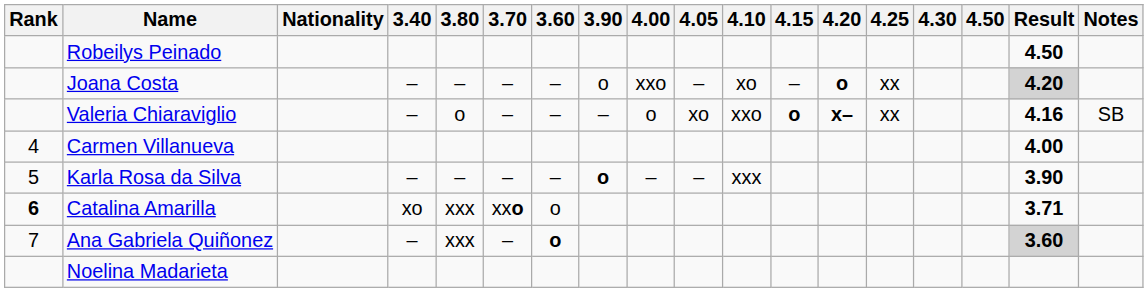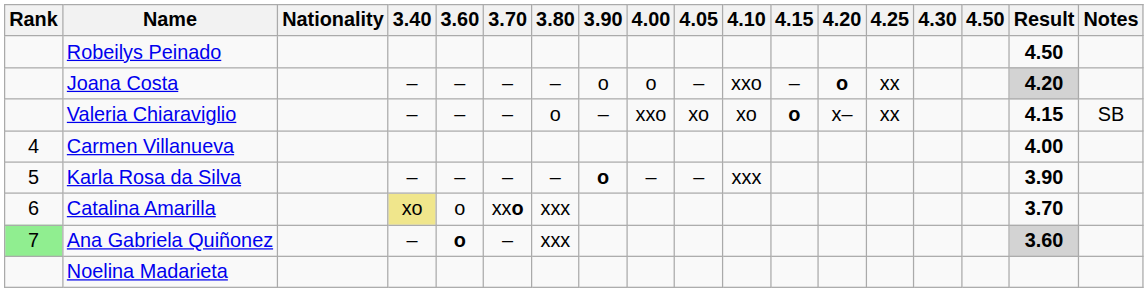columns swapped: (555, 20) <-> (460, 20)
(651, 83) xxo -> (651, 83) o
(746, 83) xo -> (746, 83) xxo
(651, 114) o -> (651, 114) xxo
(746, 114) xxo -> (746, 114) xo
(842, 114) bold -> (842, 114) normal
(1044, 114) 4.16 -> (1044, 114) 4.15
(33, 209) bold -> (33, 209) normal
(412, 209) no background -> (412, 209) khaki background
(1044, 209) 3.71 -> (1044, 209) 3.70
(33, 240) no background -> (33, 240) lightgreen background
